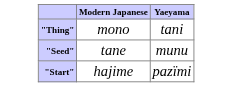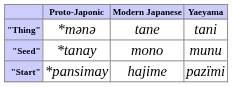+ column: (77, 12)
(113, 29) mono -> (147, 29) tane
(113, 50) tane -> (147, 50) mono
